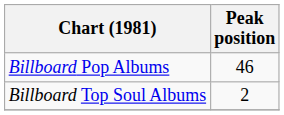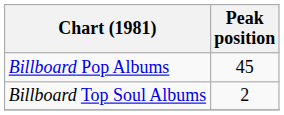(245, 67) 46 -> (245, 67) 45
